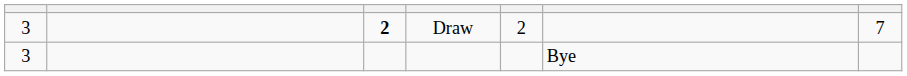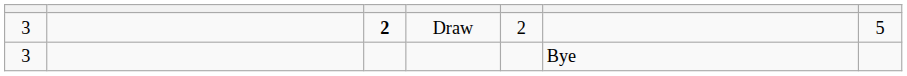(880, 27) 7 -> (880, 27) 5
